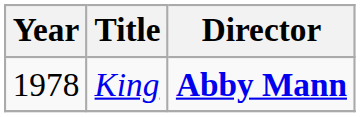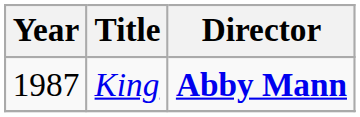(46, 83) 1978 -> (46, 83) 1987
